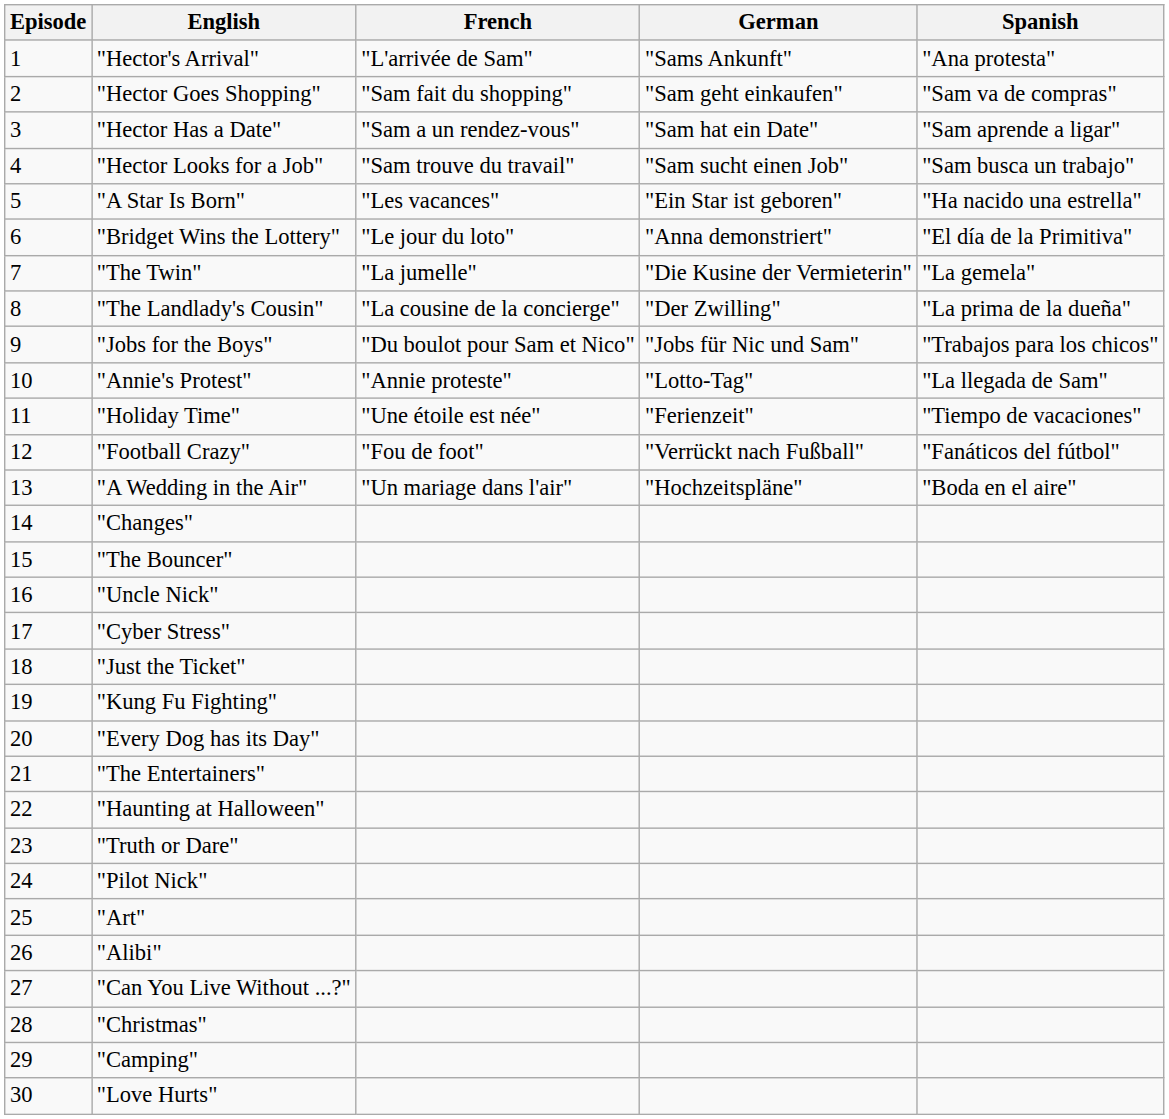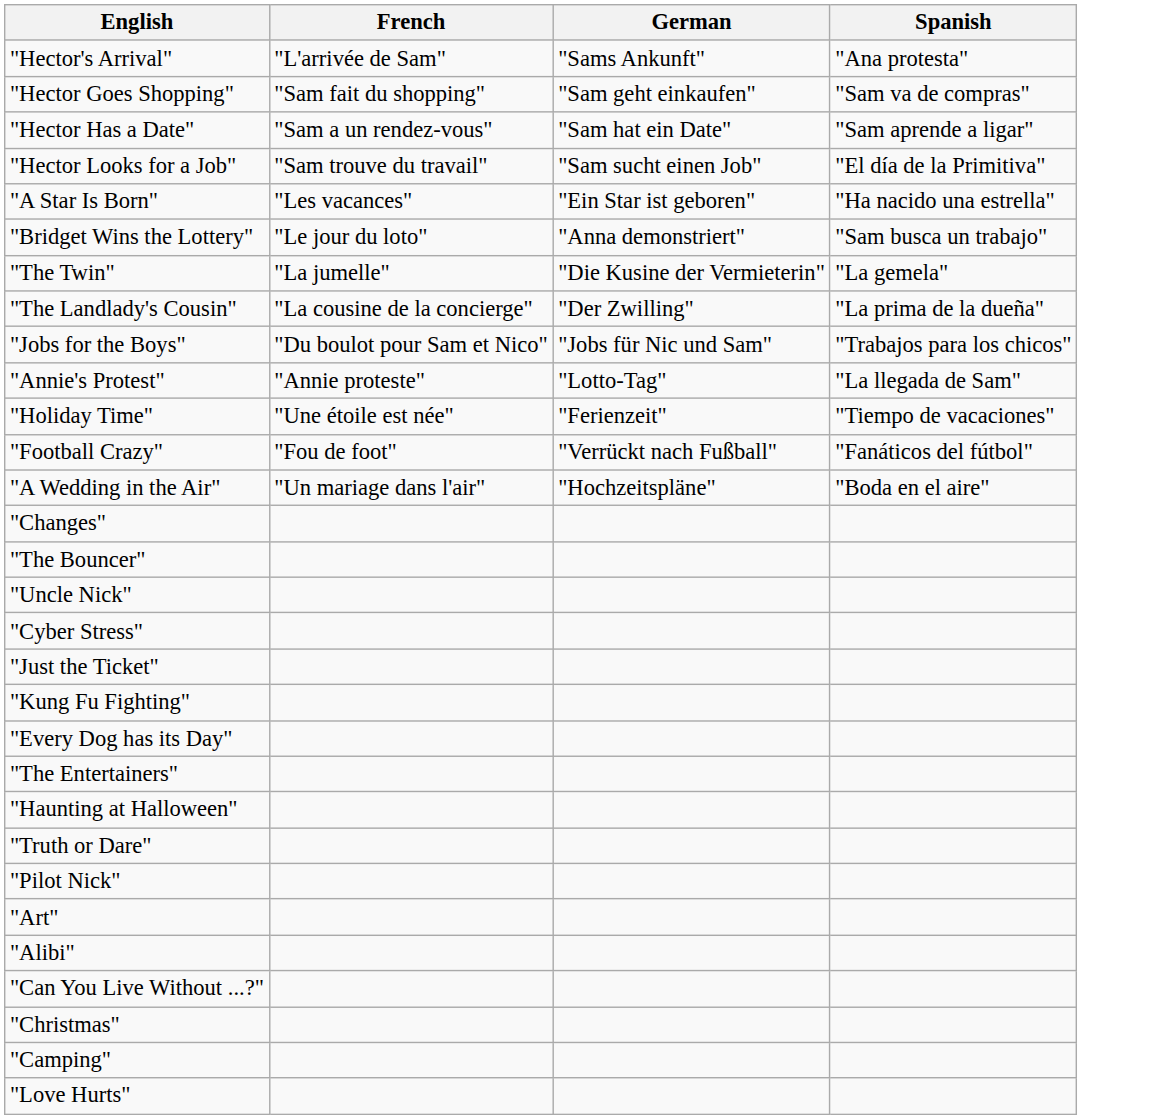- column: (48, 22)
(1028, 165) "Sam busca un trabajo" -> (940, 165) "El día de la Primitiva"
(1027, 237) "El día de la Primitiva" -> (941, 237) "Sam busca un trabajo"
